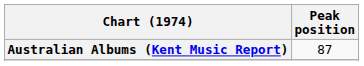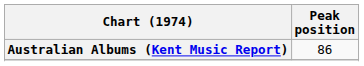(325, 50) 87 -> (325, 50) 86
